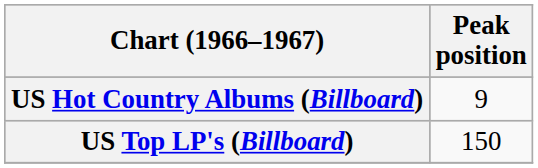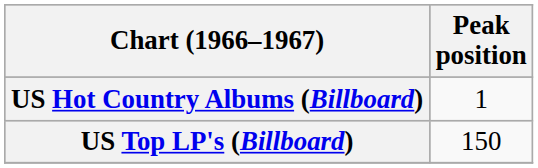(481, 98) 9 -> (481, 98) 1
